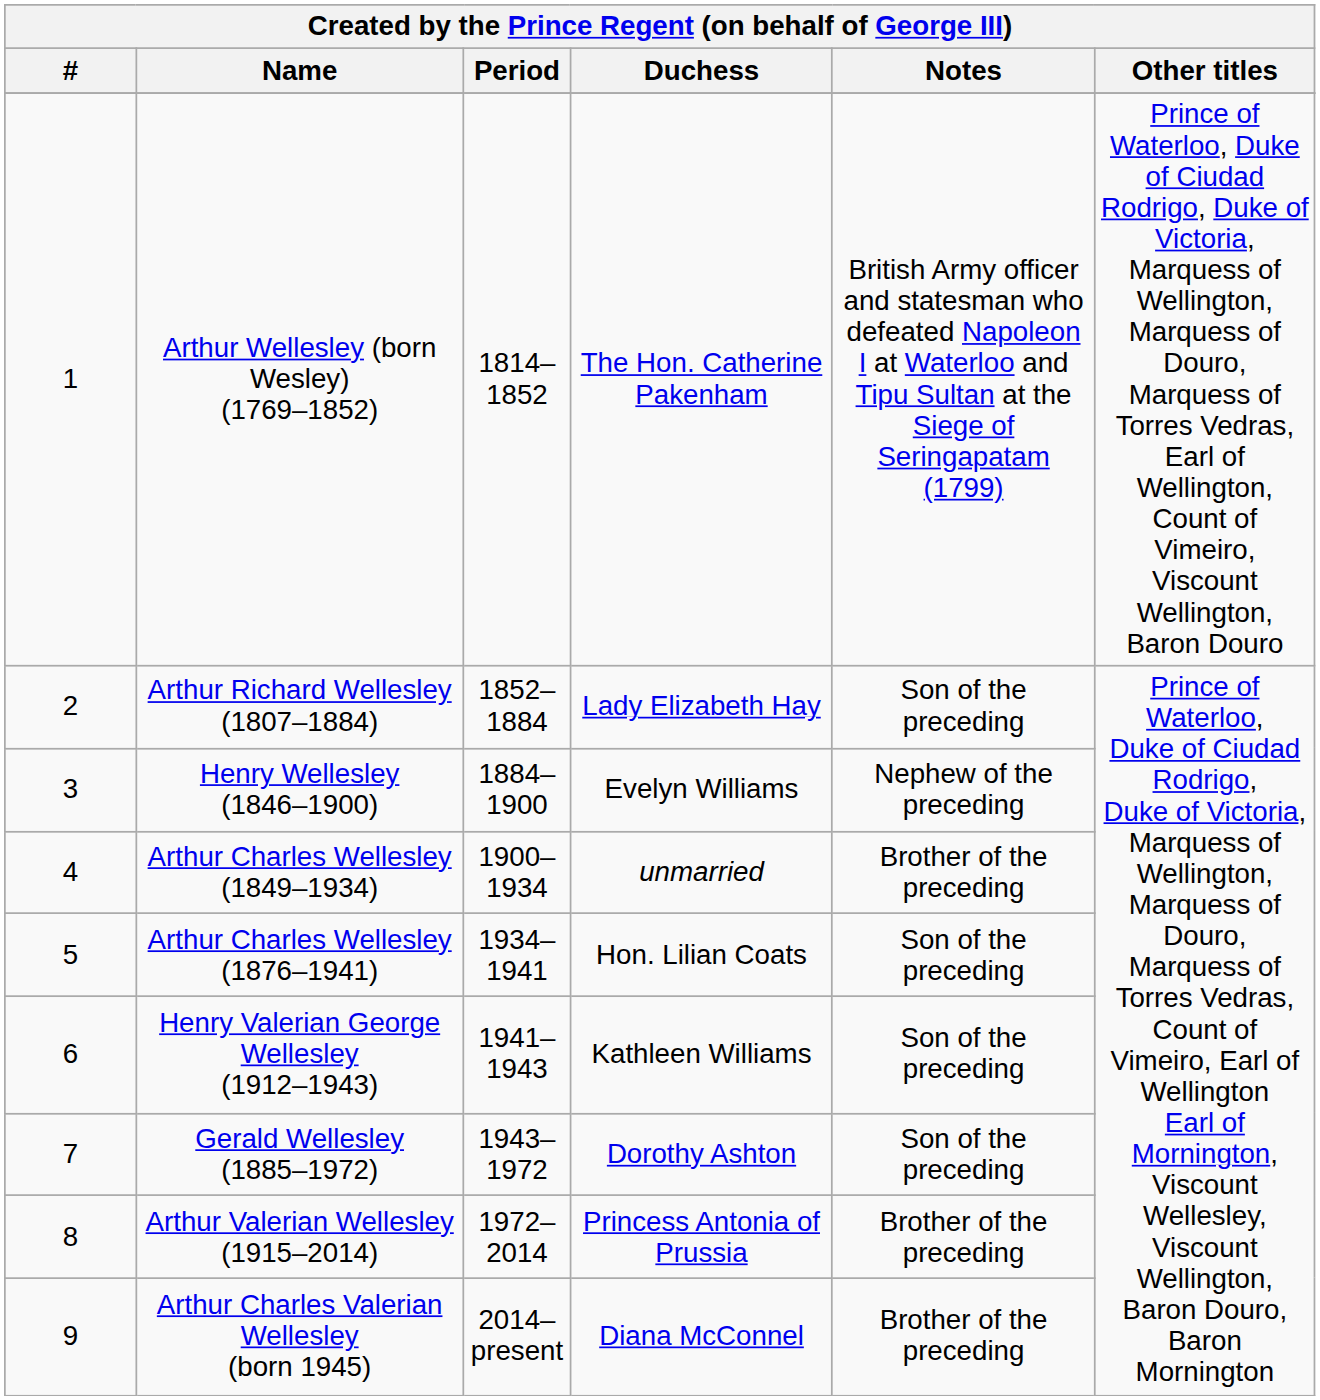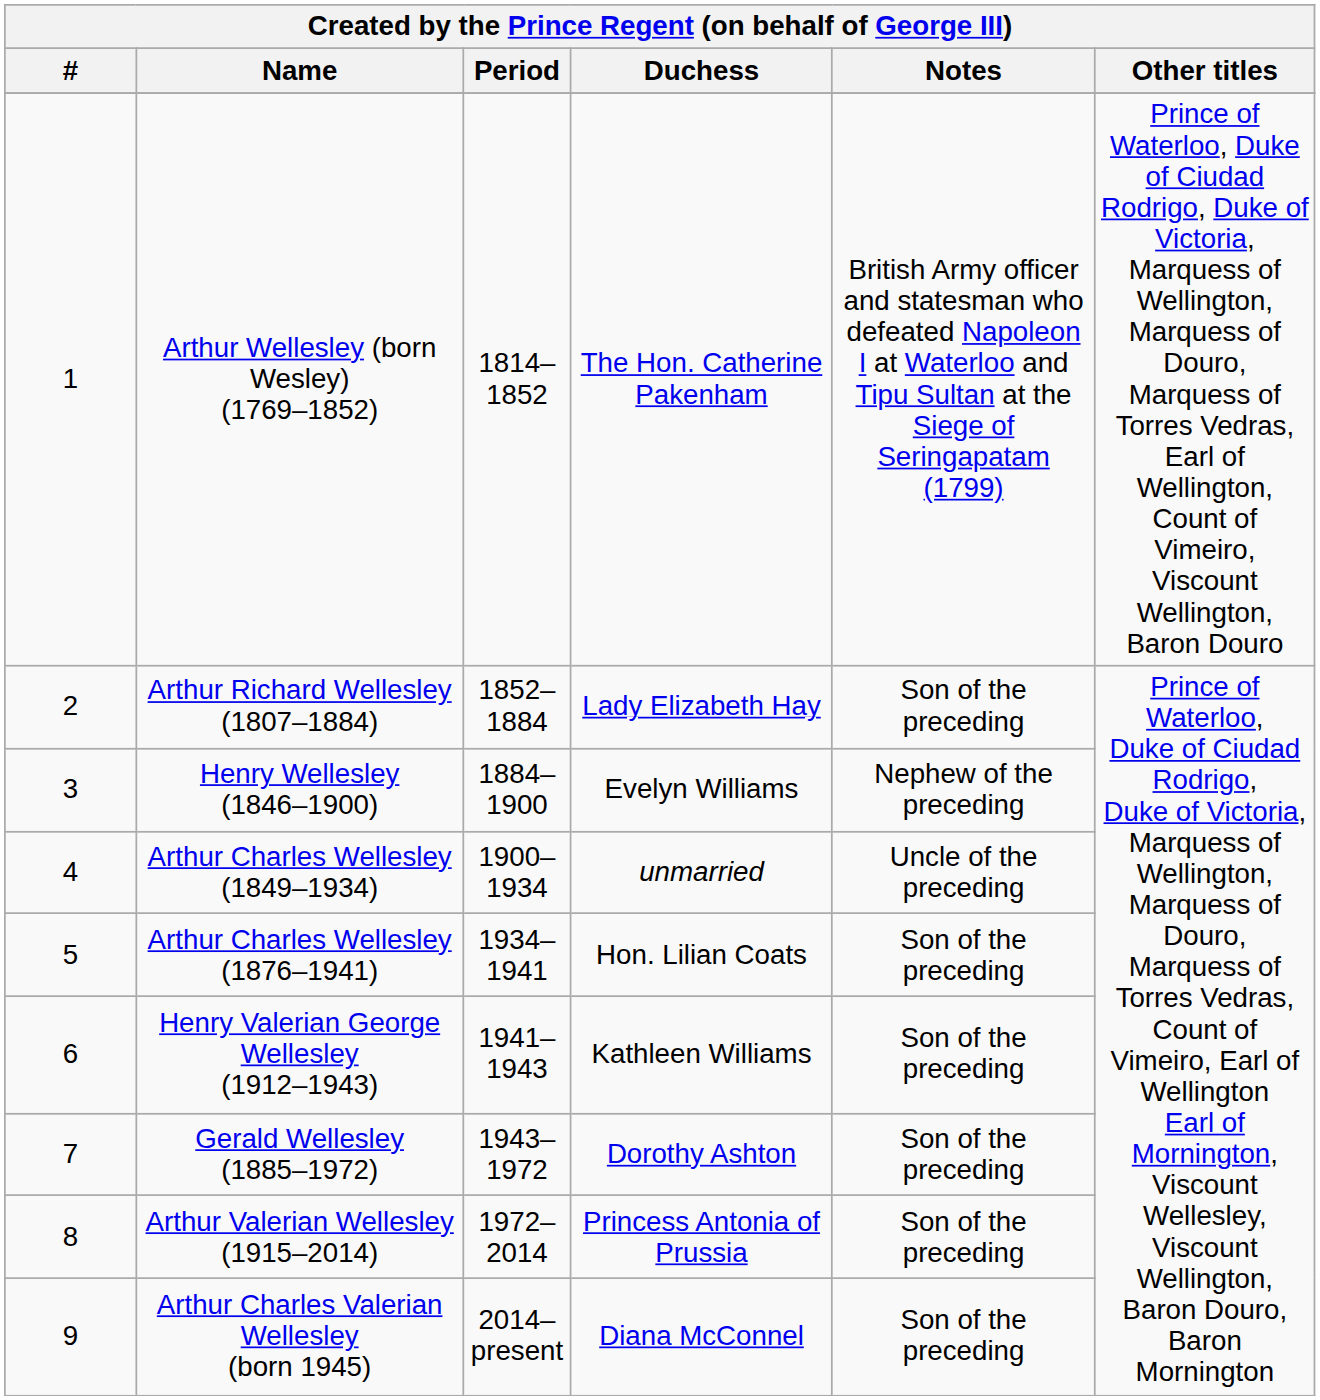(964, 871) Brother of the preceding -> (964, 871) Uncle of the preceding
(964, 1236) Brother of the preceding -> (964, 1236) Son of the preceding
(964, 1336) Brother of the preceding -> (964, 1336) Son of the preceding
